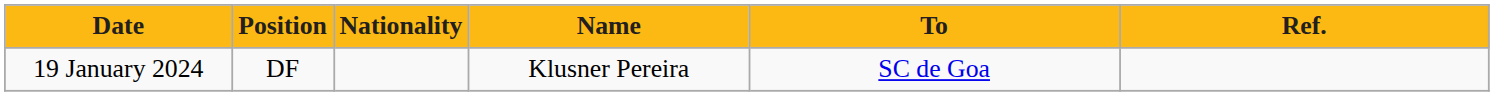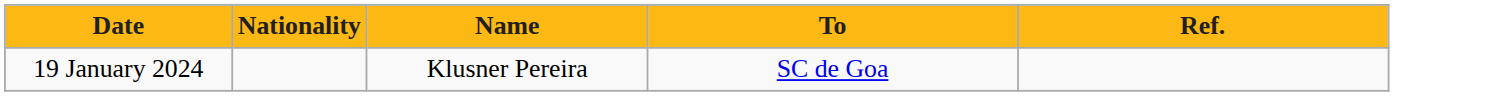- column: (283, 26)
